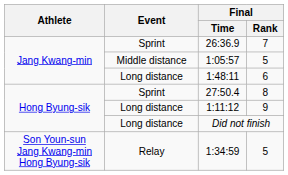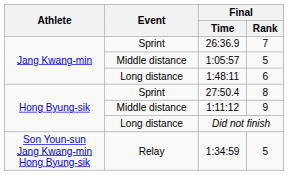(152, 108) Long distance -> (152, 108) Middle distance
